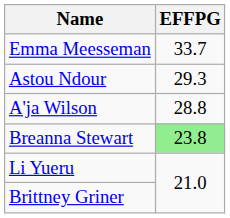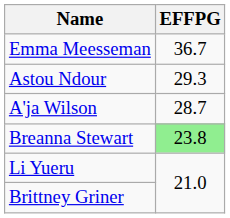(190, 49) 33.7 -> (190, 49) 36.7
(190, 108) 28.8 -> (190, 108) 28.7
